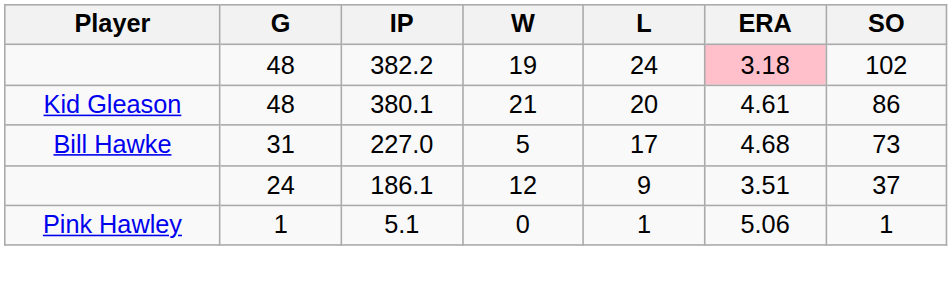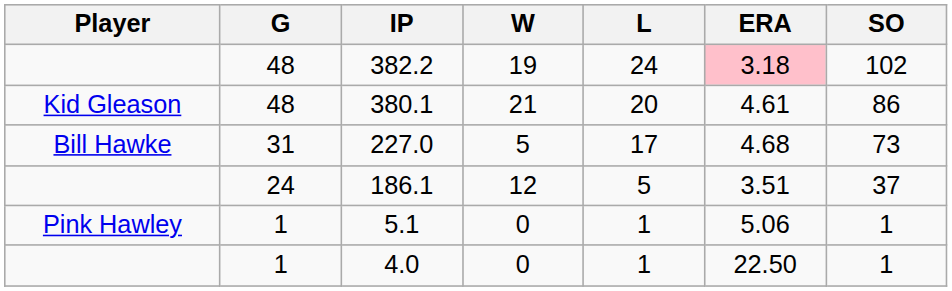(644, 184) 9 -> (644, 184) 5
+ row: (402, 265)
